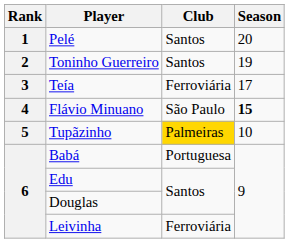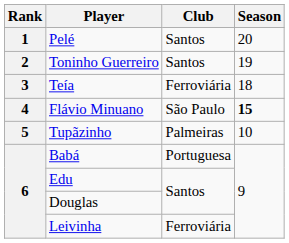(245, 86) 17 -> (245, 86) 18
(195, 132) gold background -> (195, 132) no background
